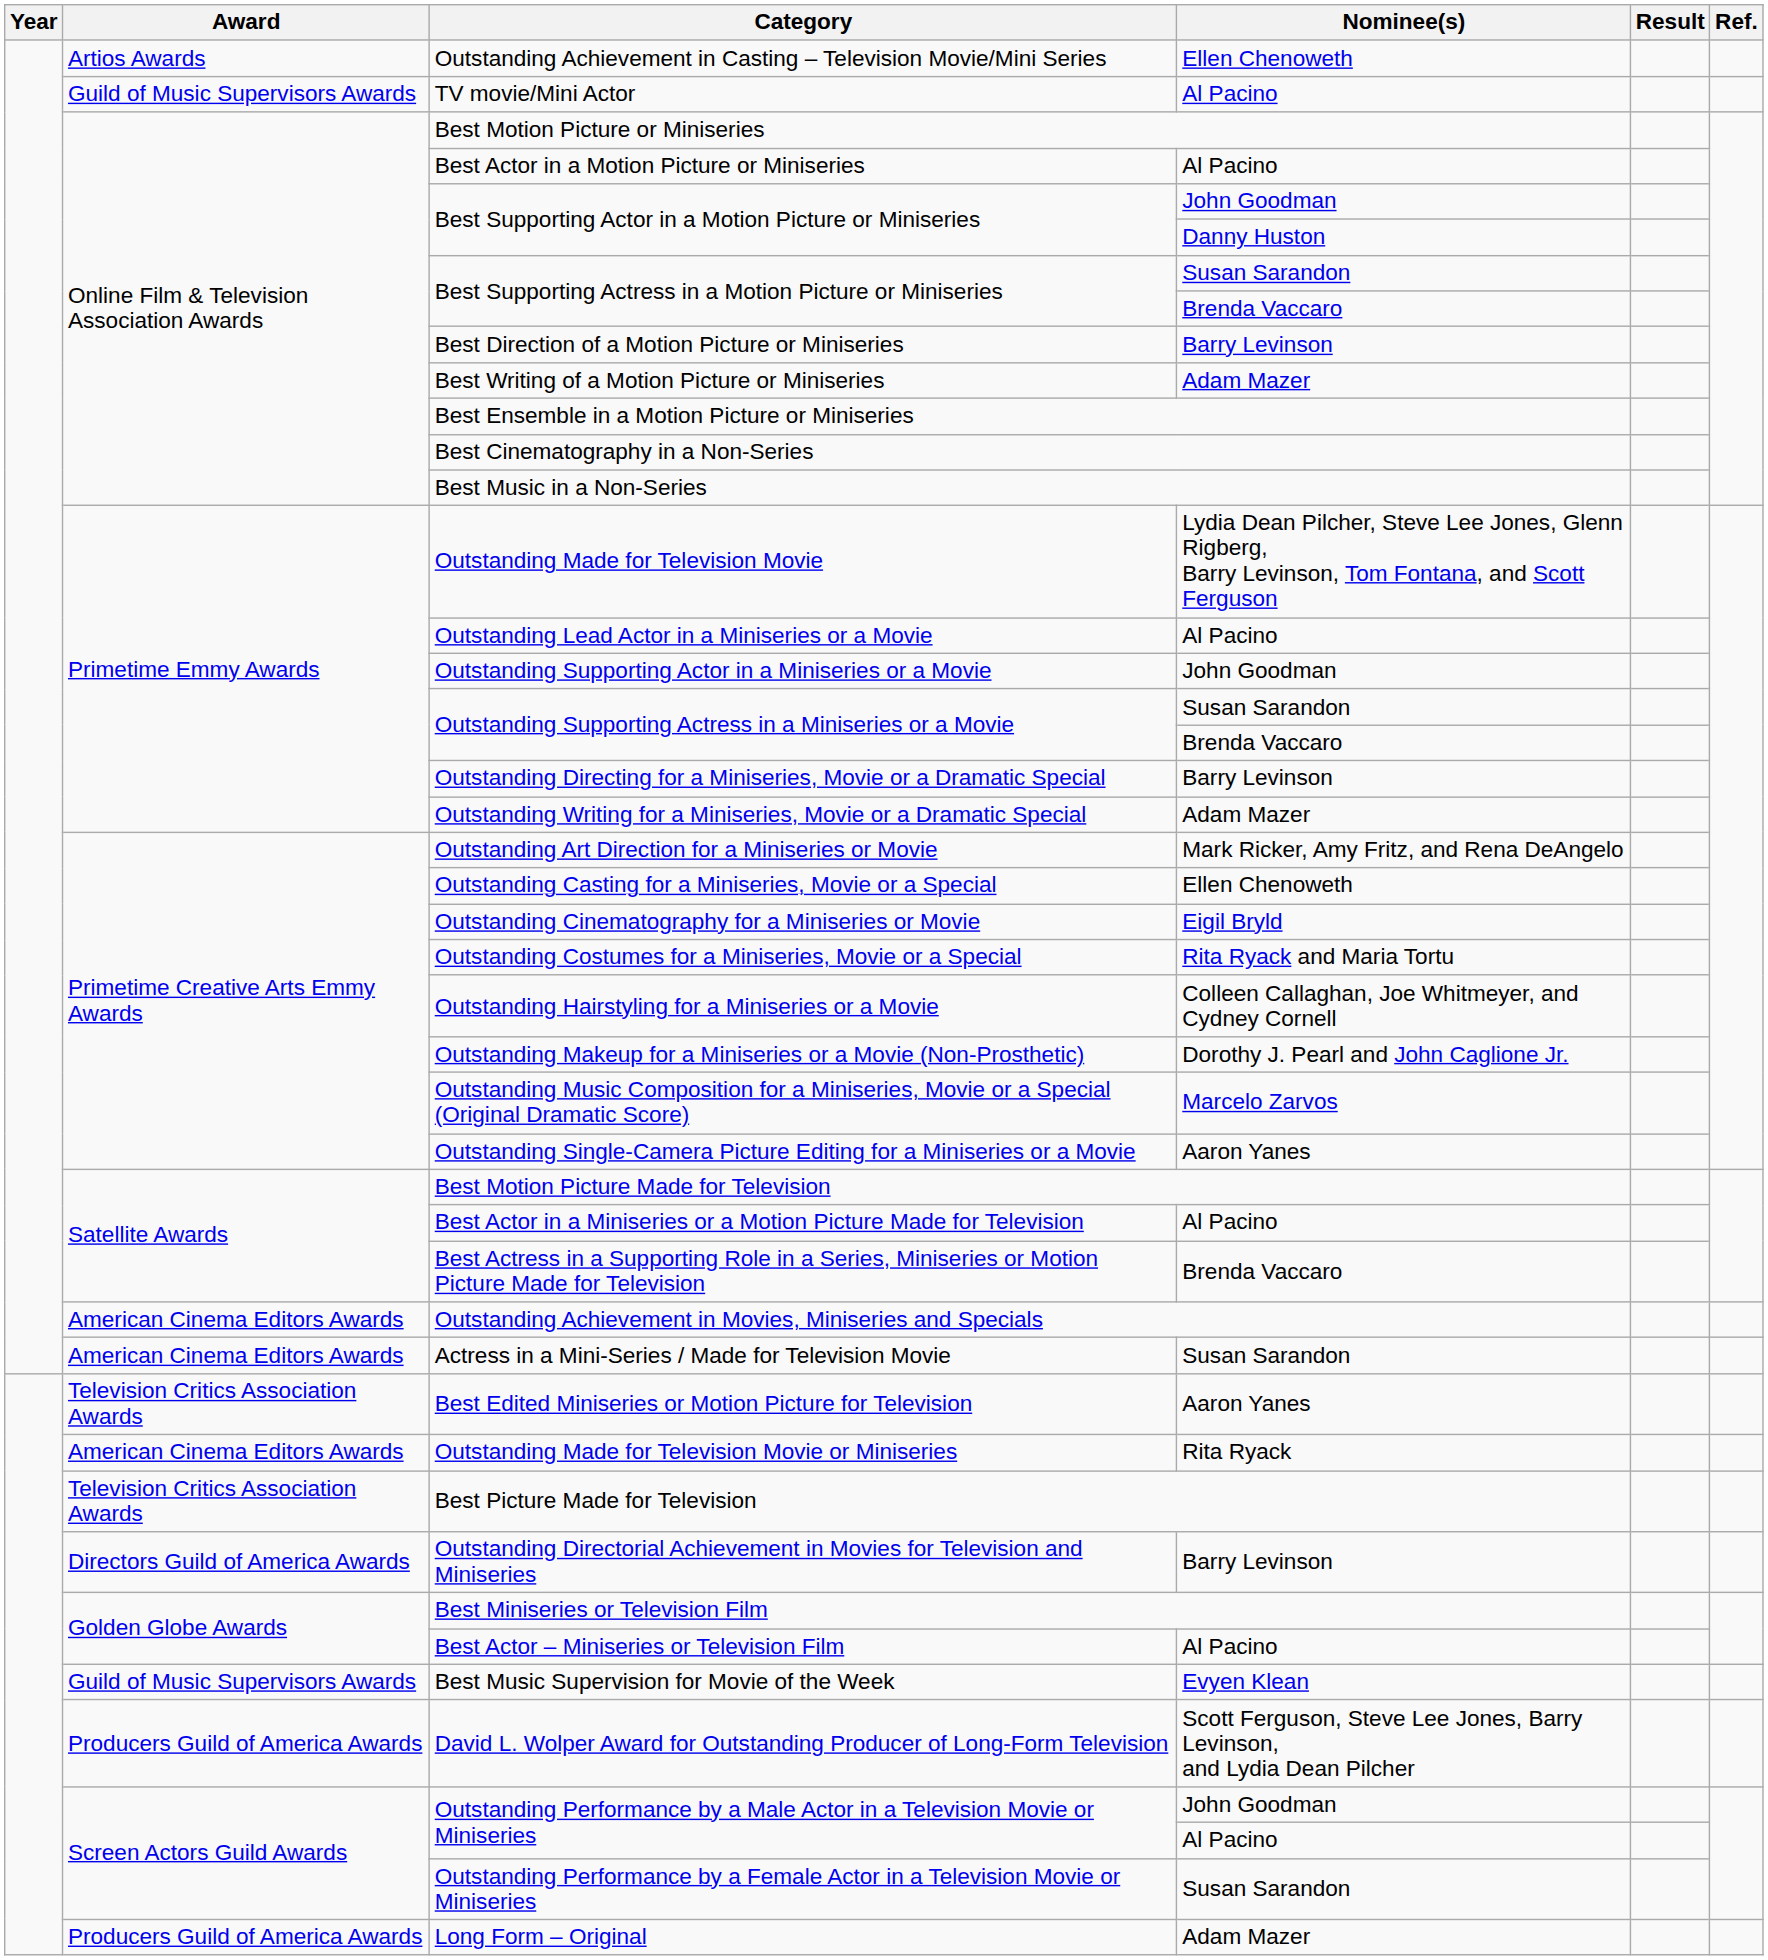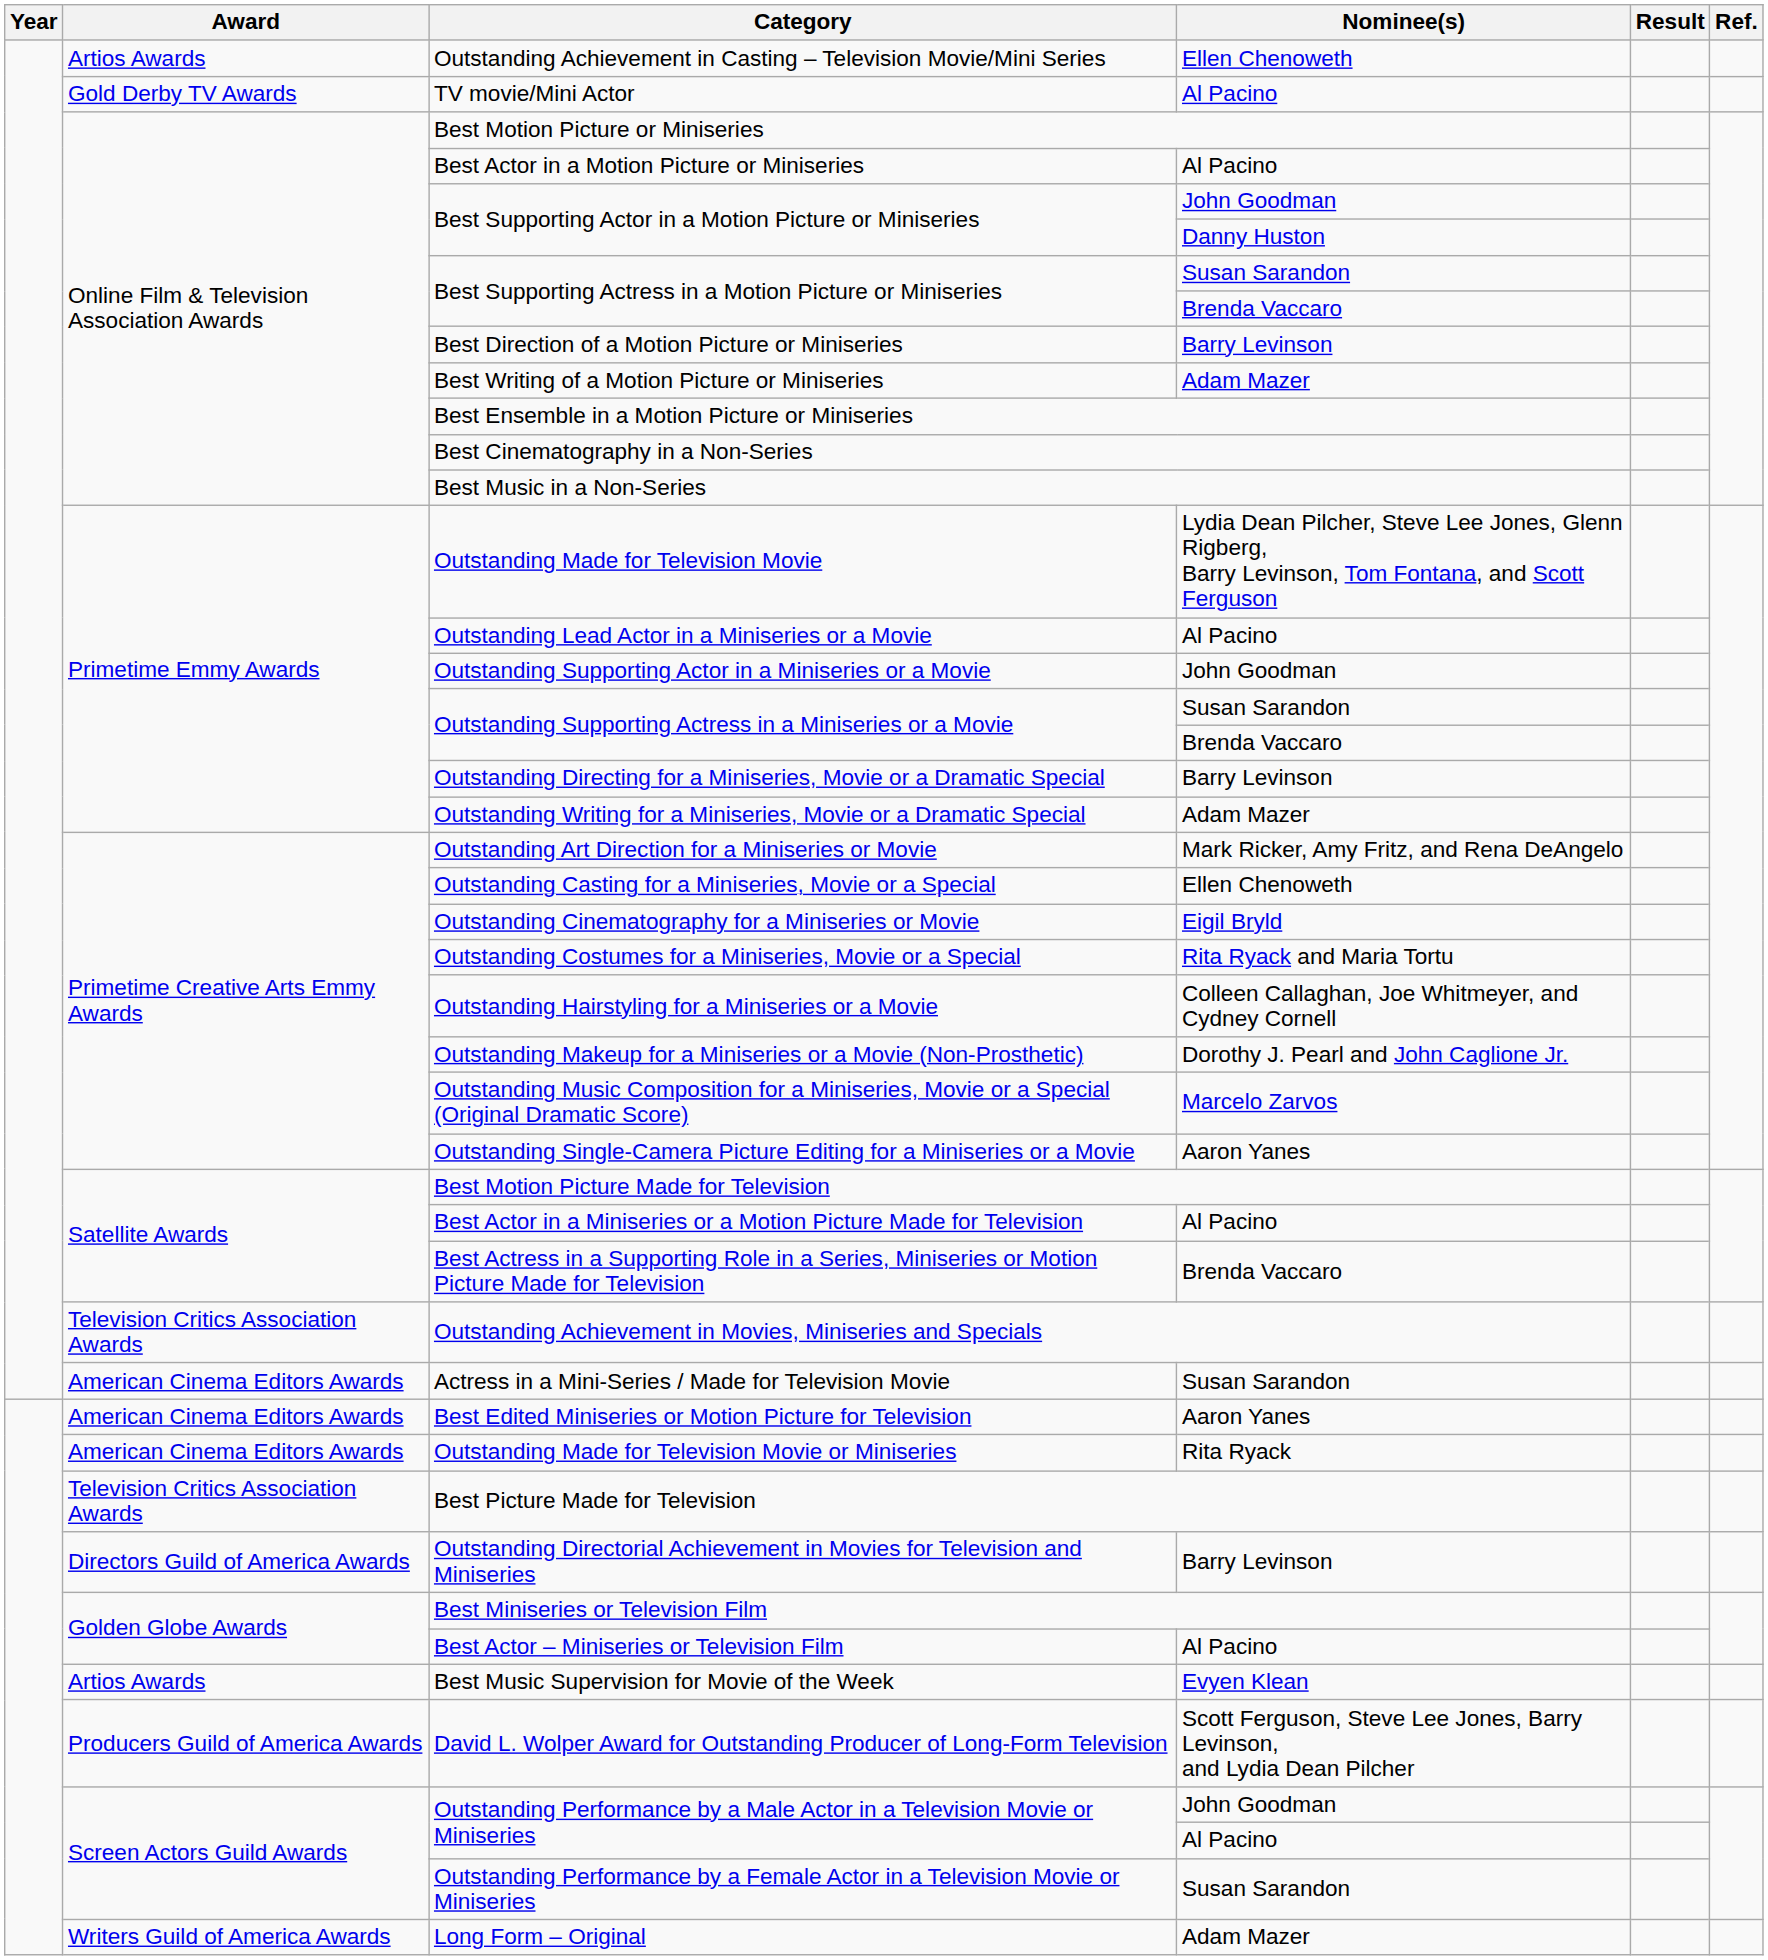(242, 93) Guild of Music Supervisors Awards -> (182, 93) Gold Derby TV Awards
(236, 1319) American Cinema Editors Awards -> (212, 1332) Television Critics Association Awards
(212, 1403) Television Critics Association Awards -> (236, 1416) American Cinema Editors Awards
(242, 1681) Guild of Music Supervisors Awards -> (137, 1681) Artios Awards
(245, 1936) Producers Guild of America Awards -> (229, 1936) Writers Guild of America Awards
